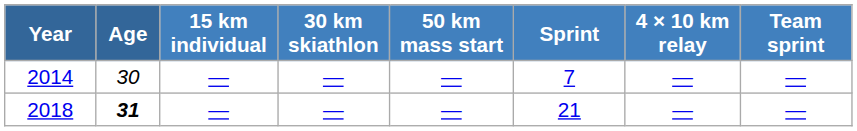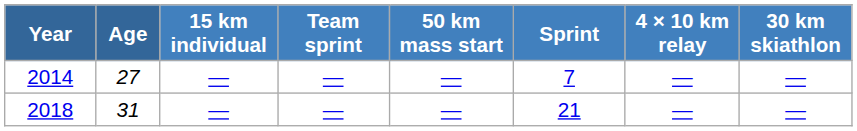columns swapped: (333, 33) <-> (796, 33)
(128, 77) 30 -> (128, 77) 27
(128, 110) bold -> (128, 110) normal
